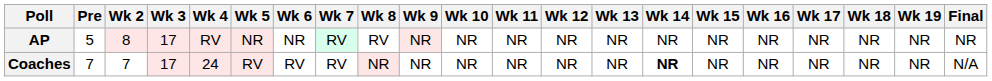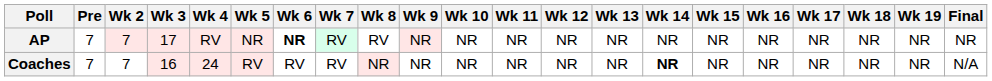(90, 40) 5 -> (90, 40) 7
(126, 40) 8 -> (126, 40) 7
(294, 40) normal -> (294, 40) bold
(168, 64) 17 -> (168, 64) 16
